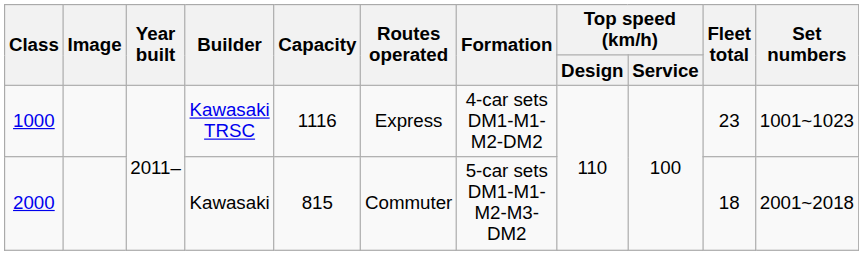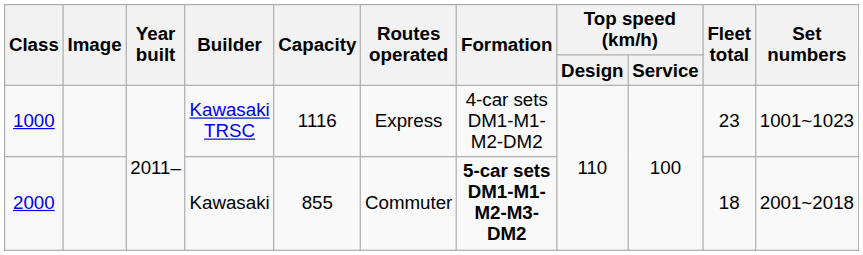(317, 203) 815 -> (317, 203) 855
(507, 203) normal -> (507, 203) bold
